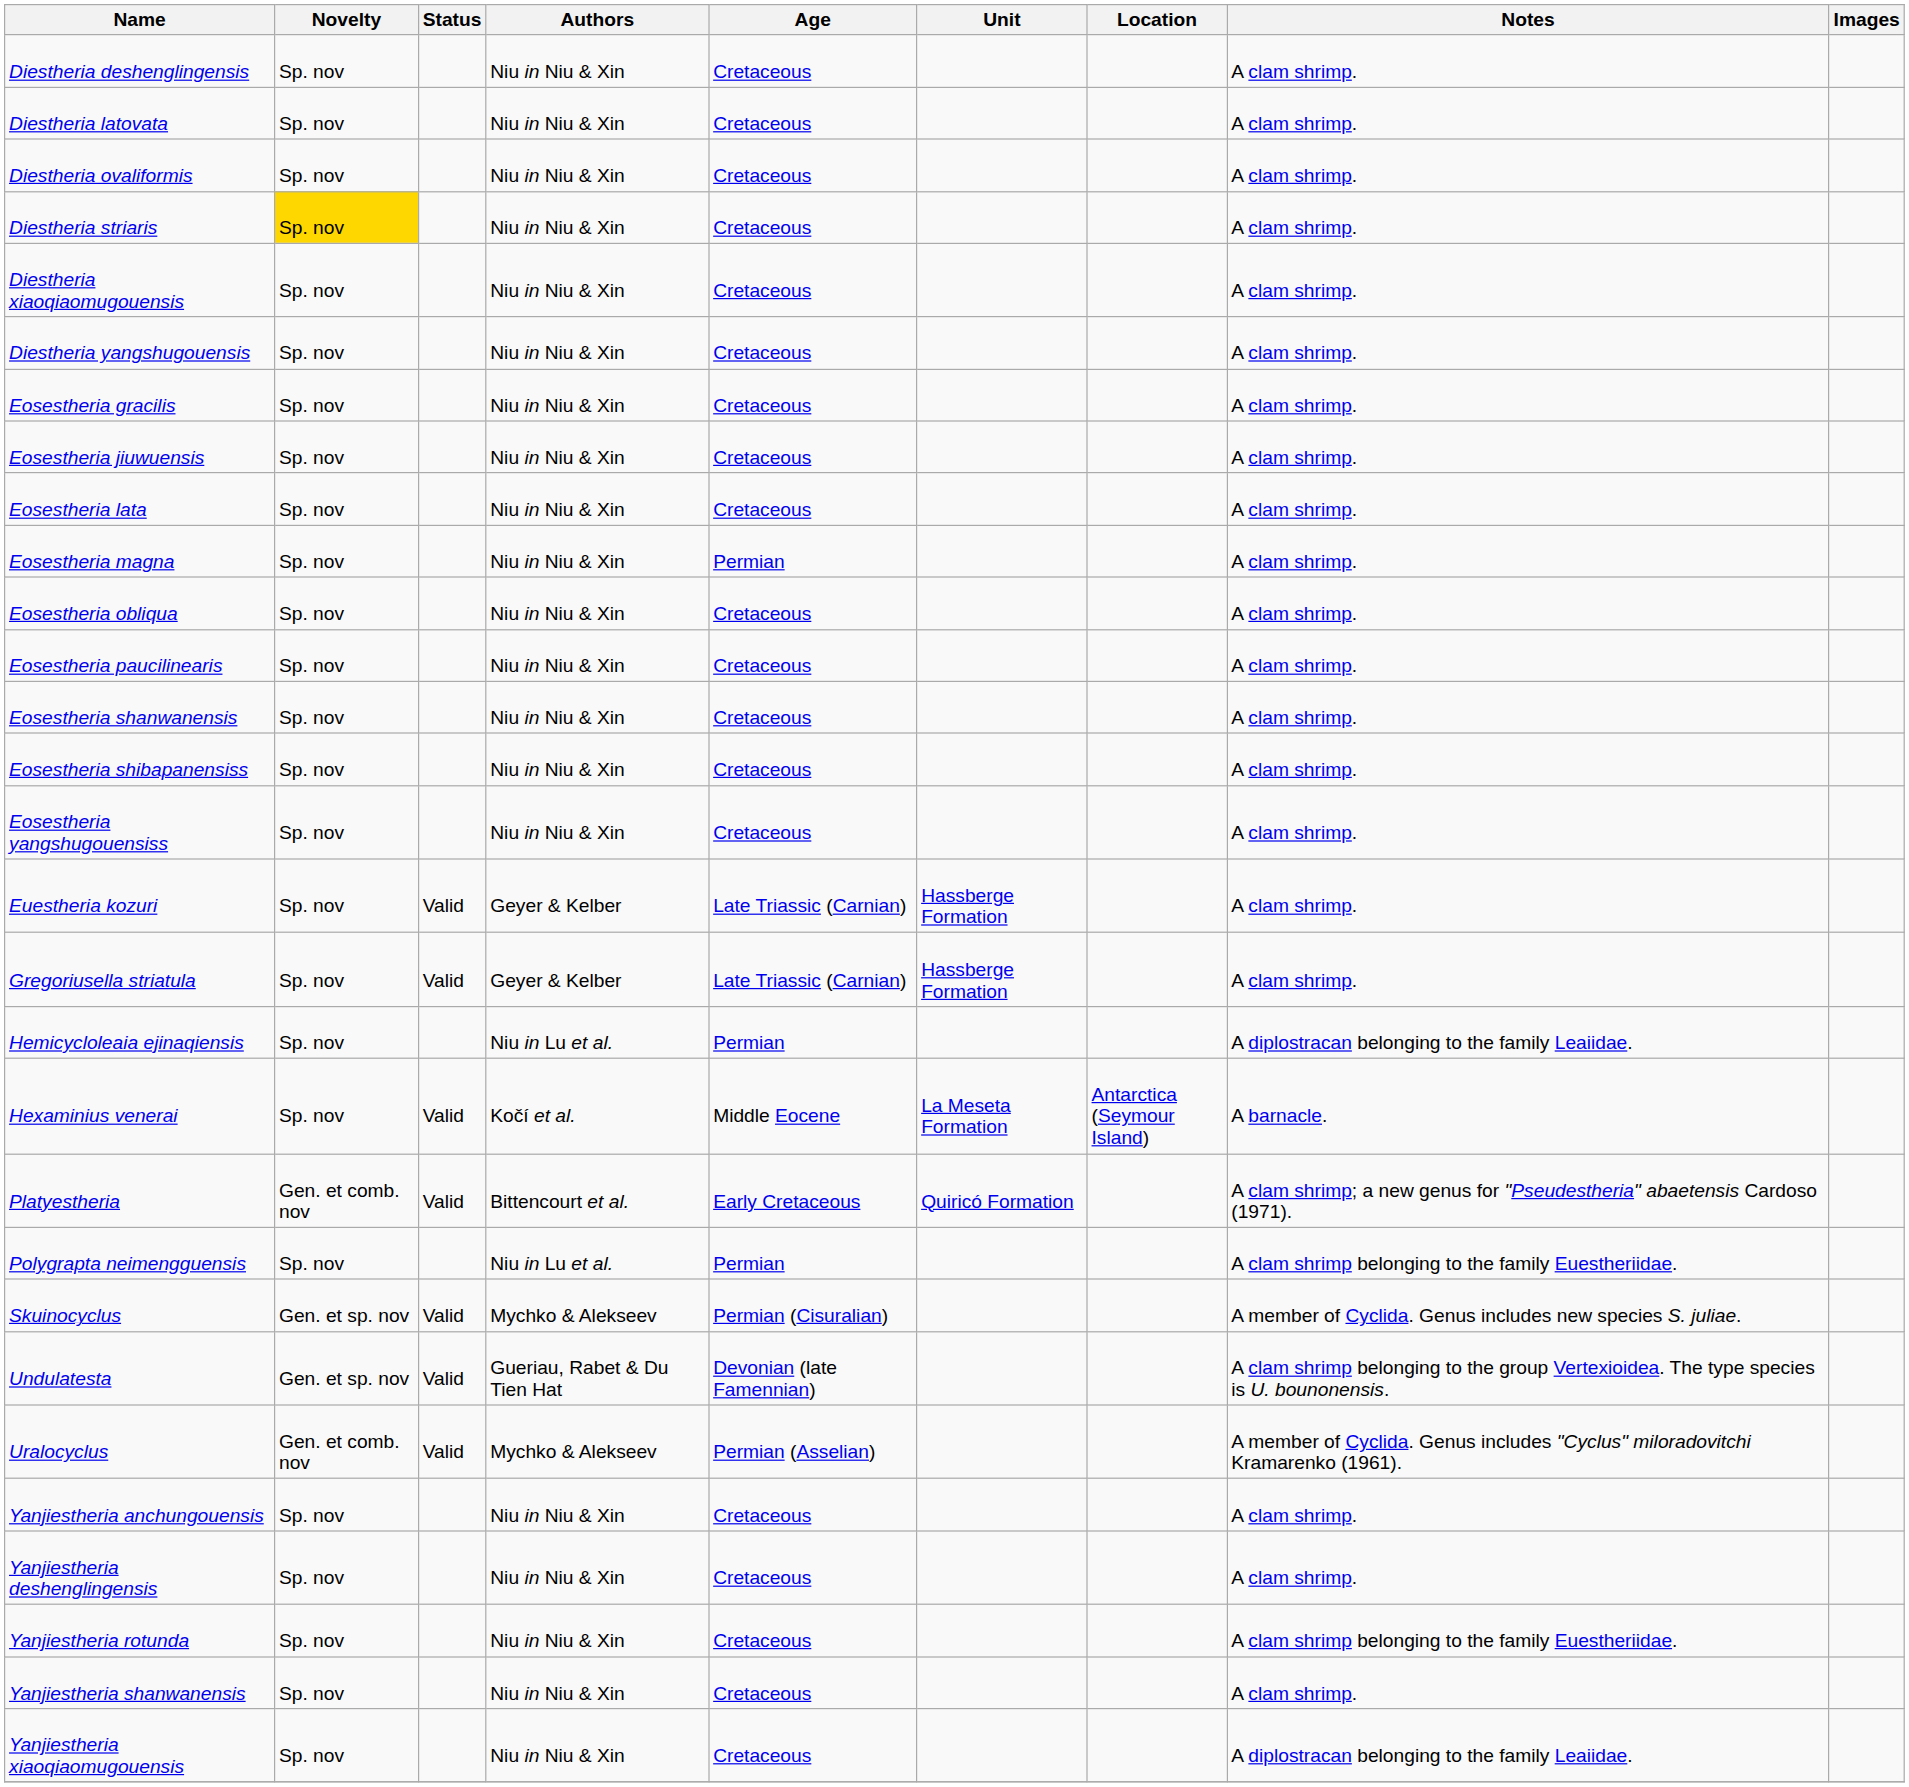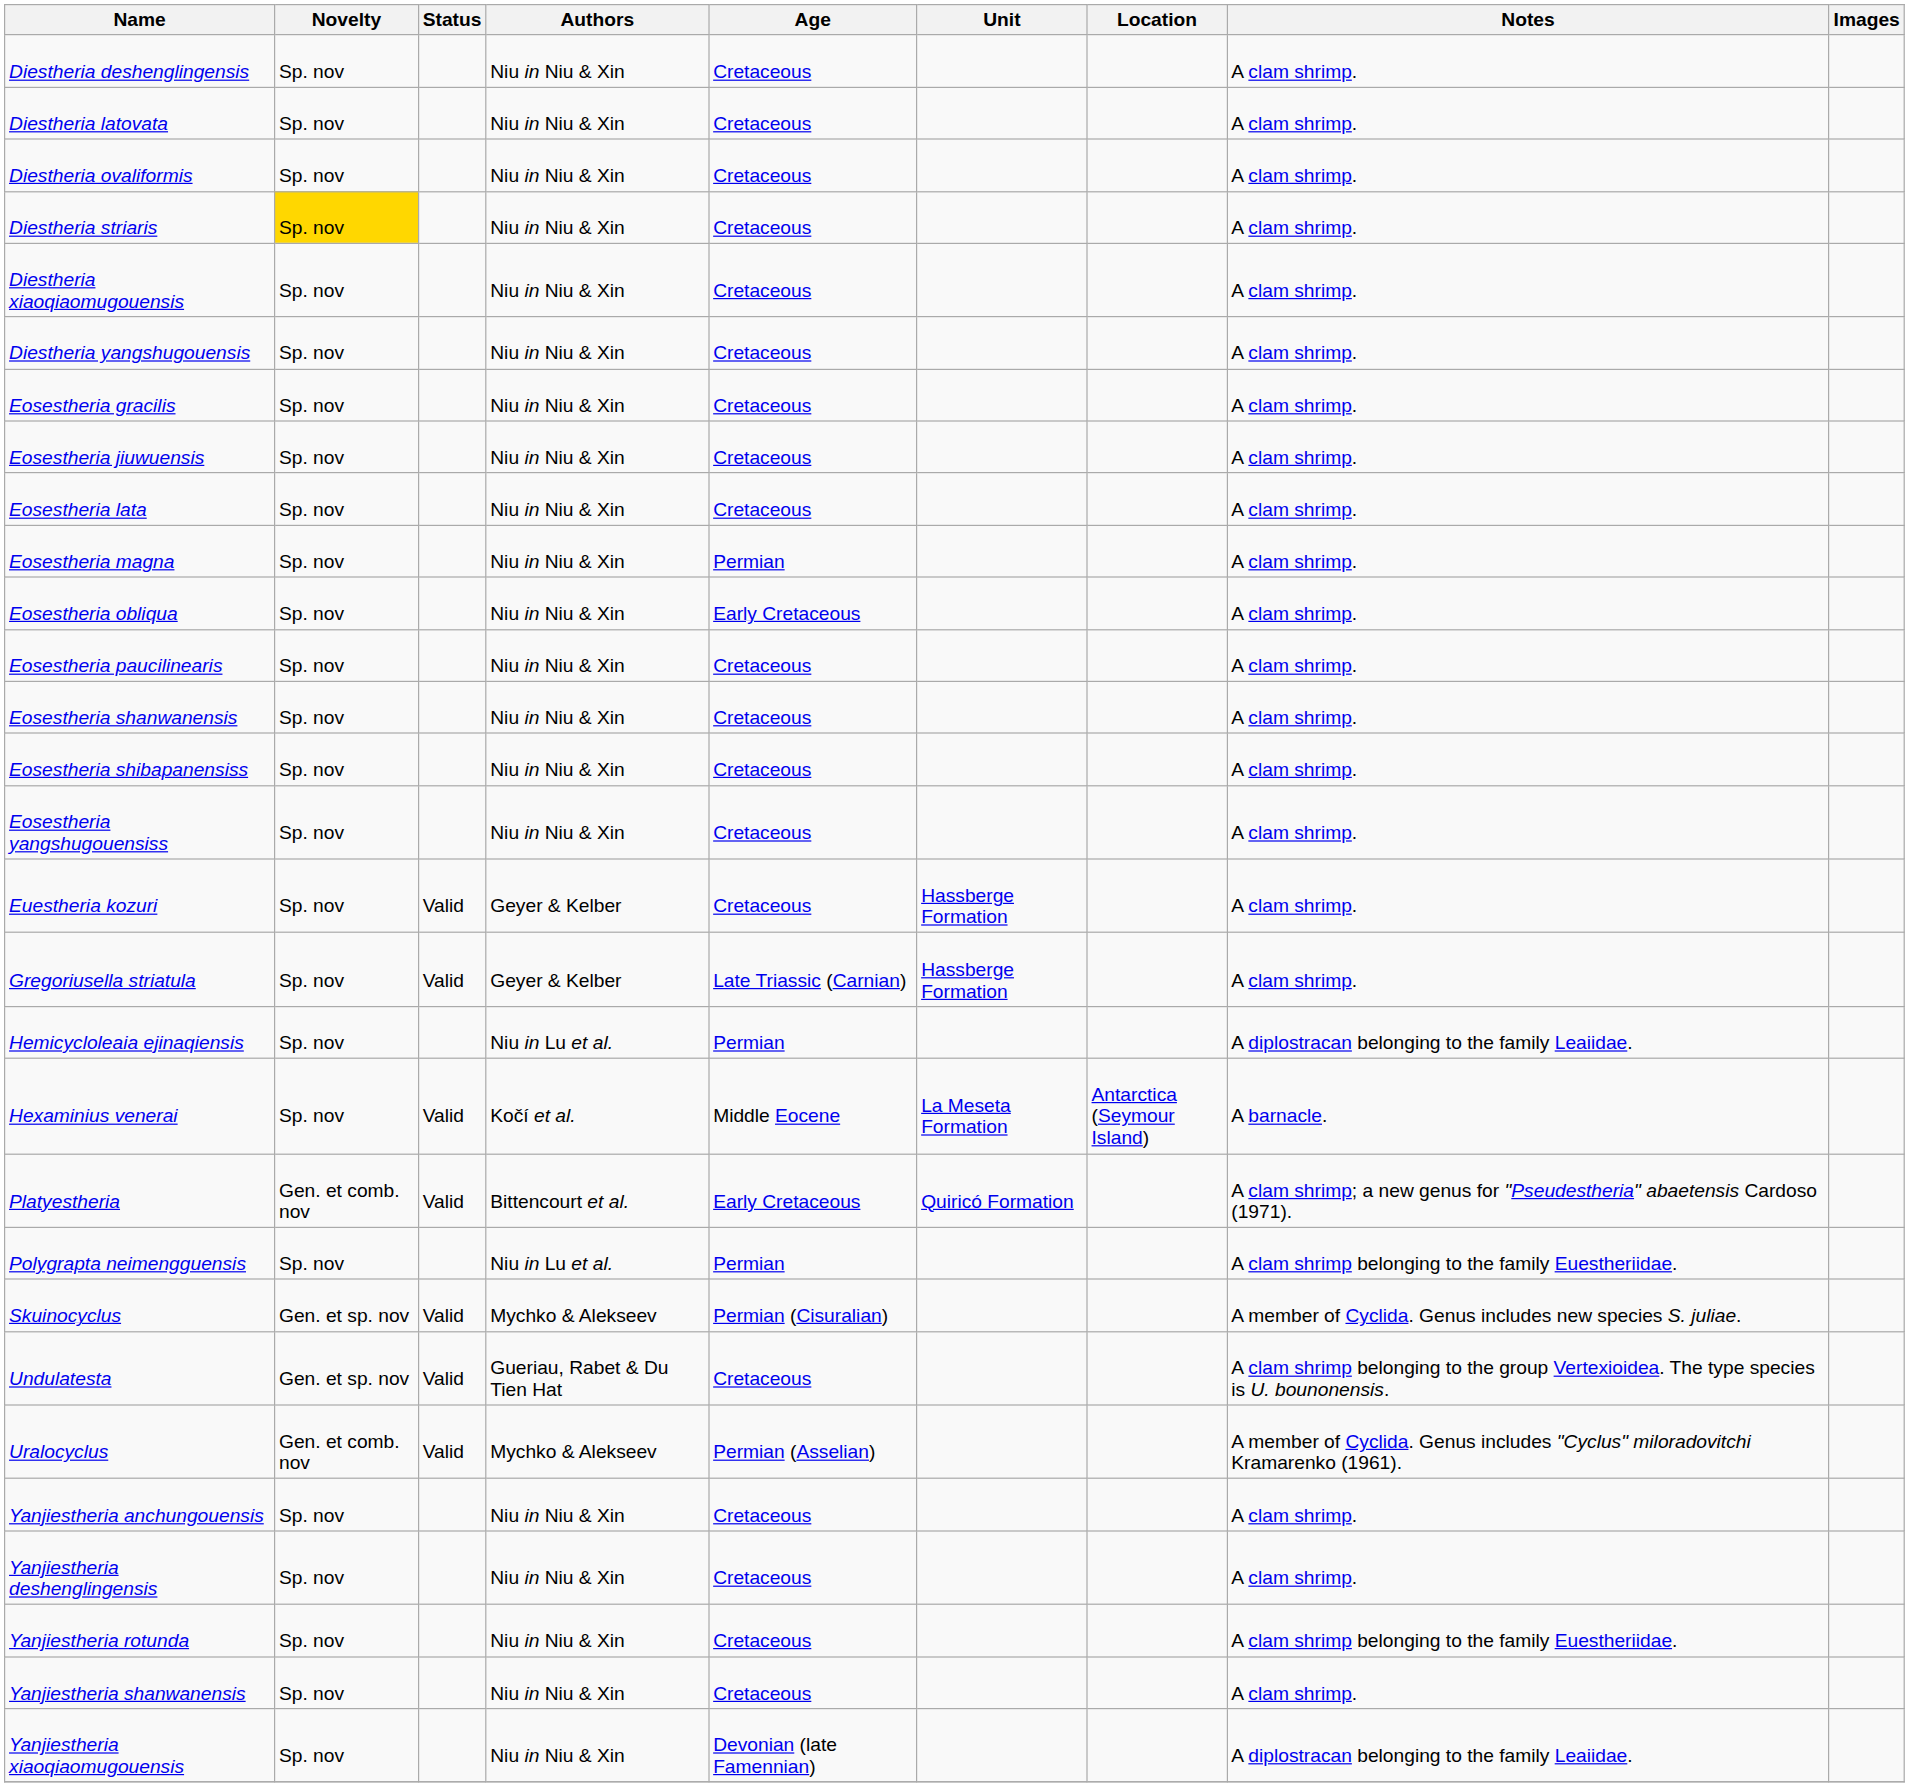(762, 613) Cretaceous -> (787, 613) Early Cretaceous
(810, 906) Late Triassic (Carnian) -> (762, 906) Cretaceous
(775, 1378) Devonian (late Famennian) -> (762, 1378) Cretaceous
(762, 1755) Cretaceous -> (775, 1755) Devonian (late Famennian)
